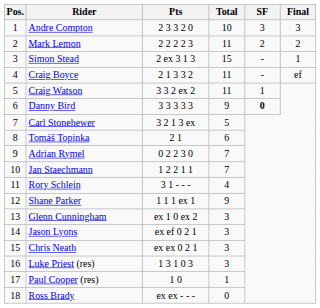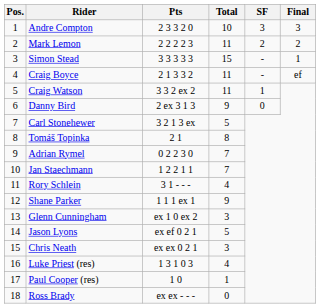(176, 59) 2 ex 3 1 3 -> (176, 59) 3 3 3 3 3
(176, 106) 3 3 3 3 3 -> (176, 106) 2 ex 3 1 3
(262, 106) bold -> (262, 106) normal
(227, 138) 6 -> (227, 138) 8
(227, 232) 3 -> (227, 232) 5
(227, 264) 3 -> (227, 264) 4
